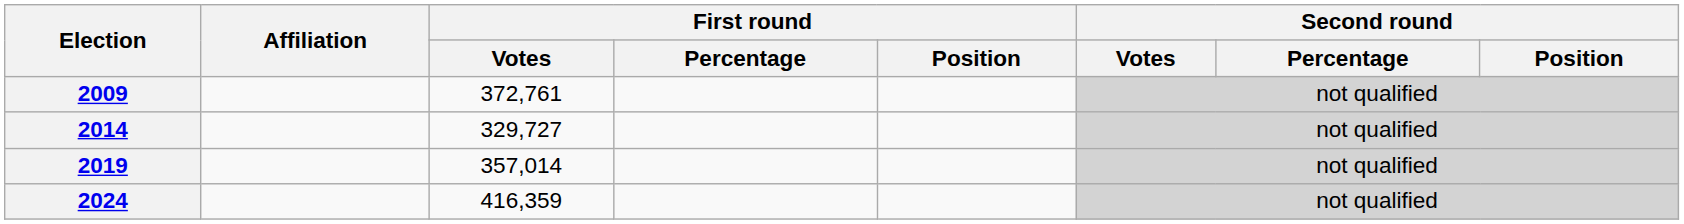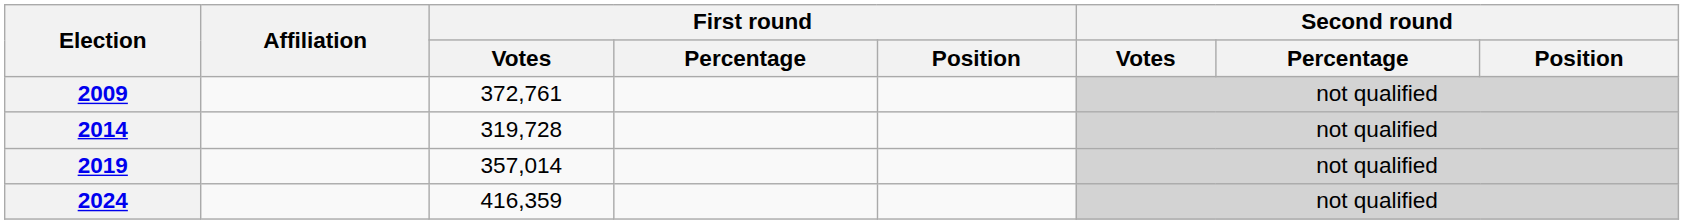(521, 129) 329,727 -> (521, 129) 319,728
